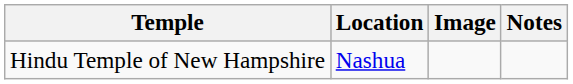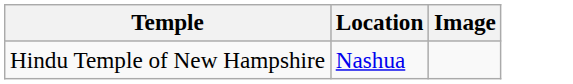- column: (534, 22)
